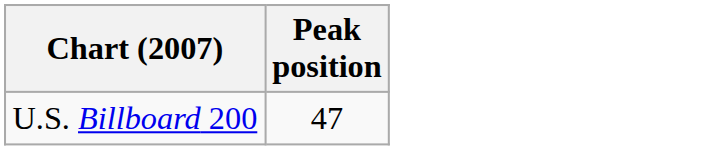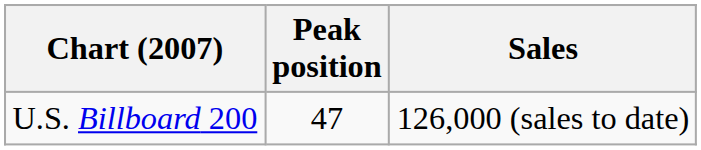+ column: (543, 48)
